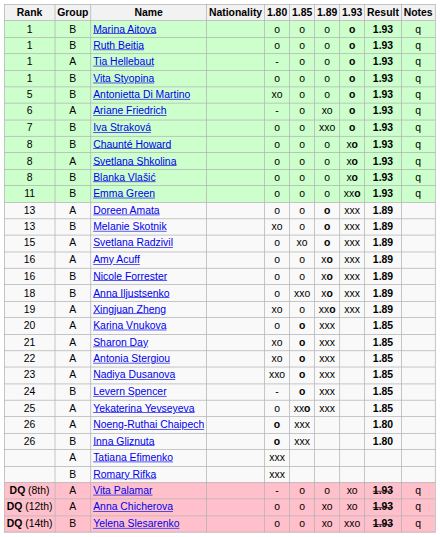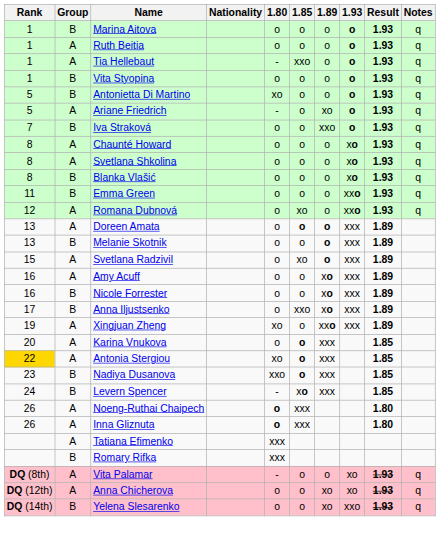(73, 45) B -> (73, 45) A
(302, 62) o -> (302, 62) xxo
(30, 111) 6 -> (30, 111) 5
(73, 144) B -> (73, 144) A
+ row: (135, 210)
(302, 210) normal -> (302, 227) bold
(277, 227) xo -> (277, 243) o
(30, 293) 18 -> (30, 309) 17
- row: (121, 342)
(30, 359) no background -> (30, 359) gold background
(73, 375) A -> (73, 375) B
(302, 392) o -> (302, 392) xo
- row: (144, 408)
(73, 441) B -> (73, 425) A
